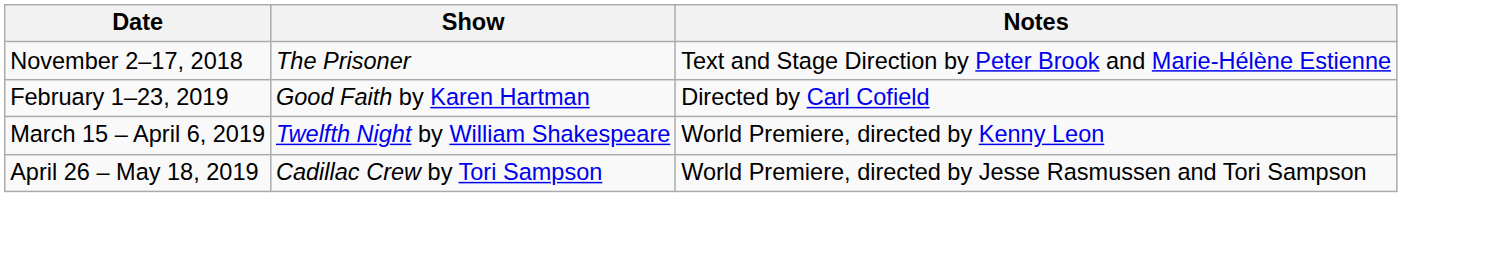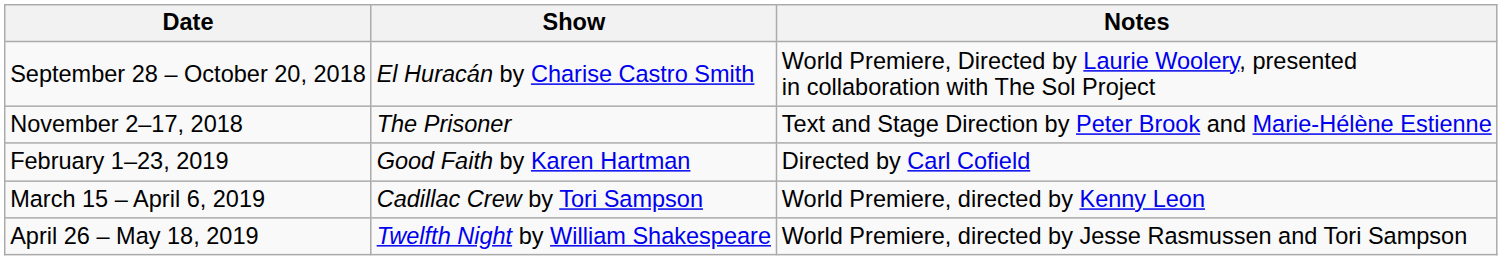+ row: (188, 73)
(473, 135) Twelfth Night by William Shakespeare -> (540, 198) Cadillac Crew by Tori Sampson
(439, 172) Cadillac Crew by Tori Sampson -> (574, 236) Twelfth Night by William Shakespeare
